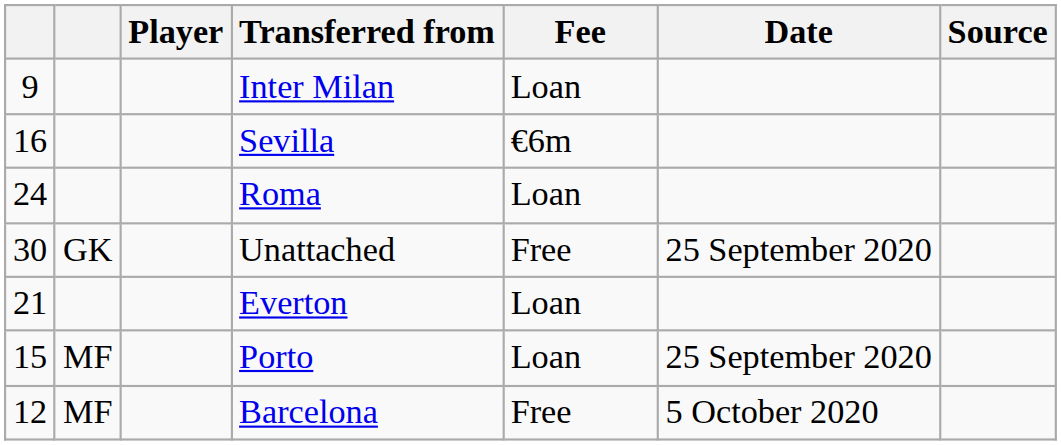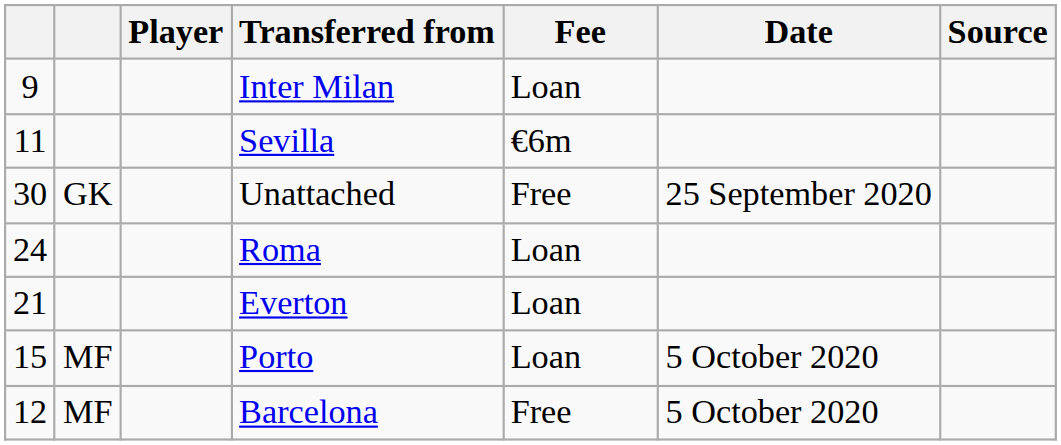(30, 140) 16 -> (30, 140) 11
rows swapped: (280, 194) <-> (317, 248)
(799, 357) 25 September 2020 -> (772, 357) 5 October 2020
